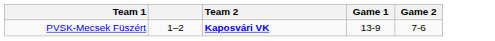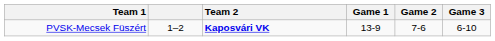+ column: (467, 12)
